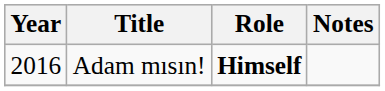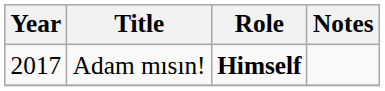(36, 64) 2016 -> (36, 64) 2017
